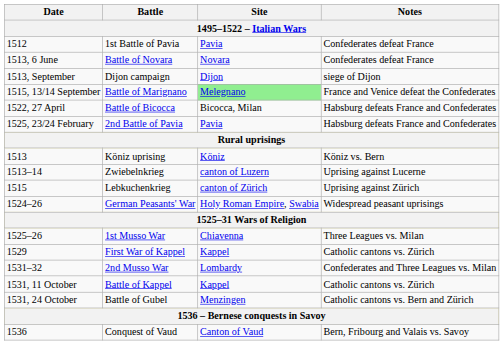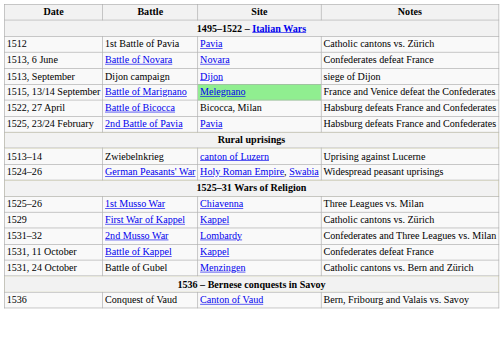(379, 44) Confederates defeat France -> (379, 44) Catholic cantons vs. Zürich
- row: (135, 156)
- row: (138, 188)
(379, 284) Catholic cantons vs. Zürich -> (379, 252) Confederates defeat France
